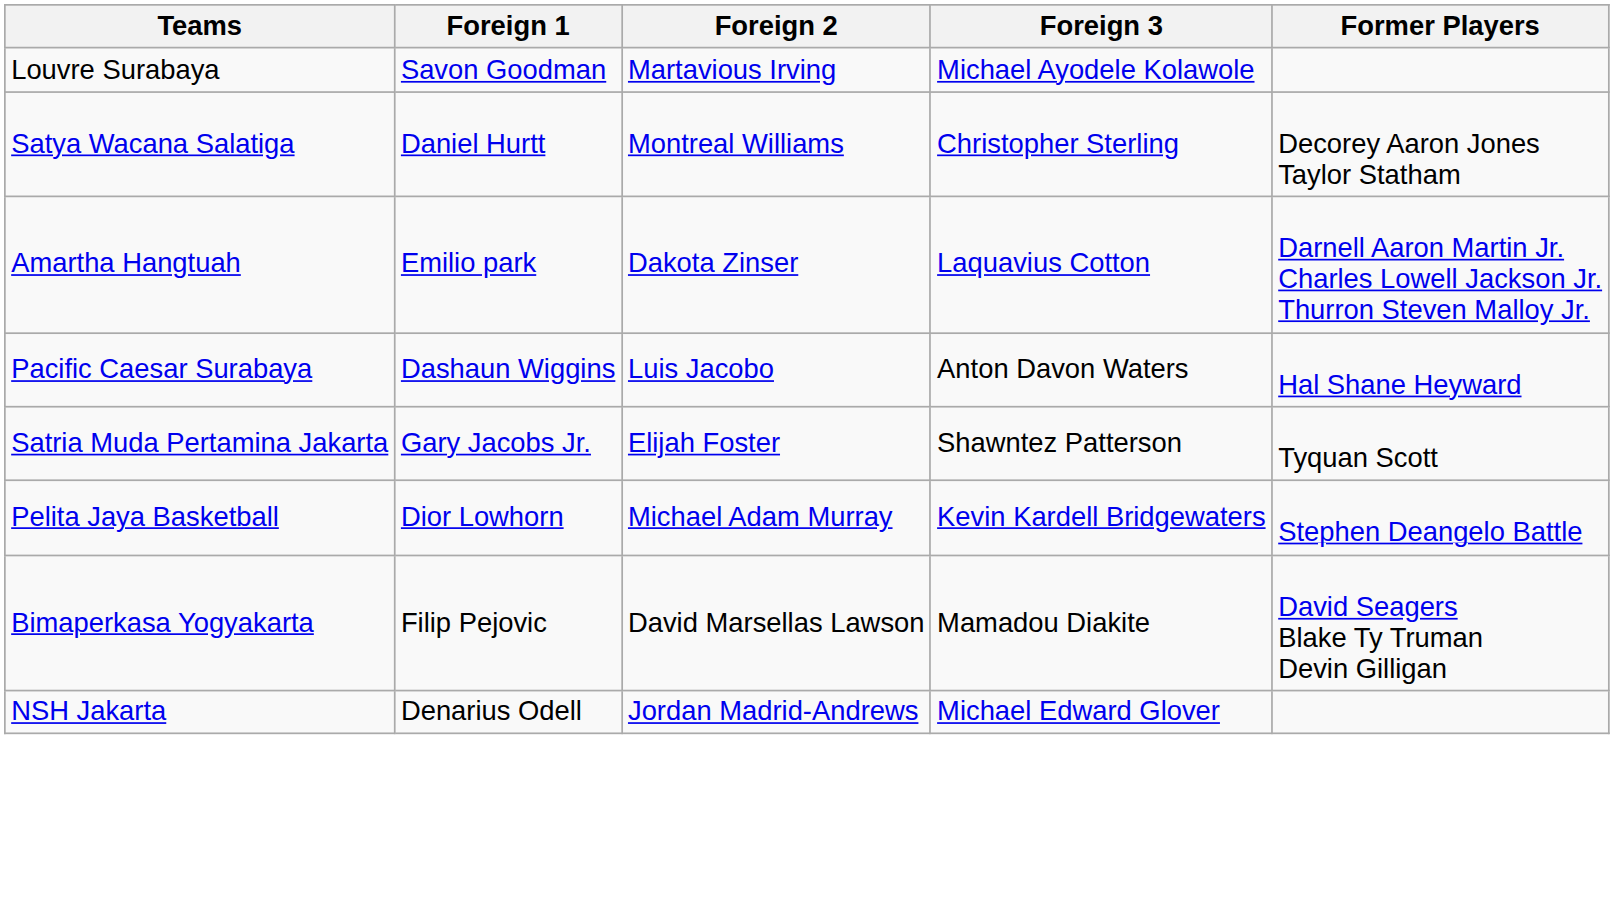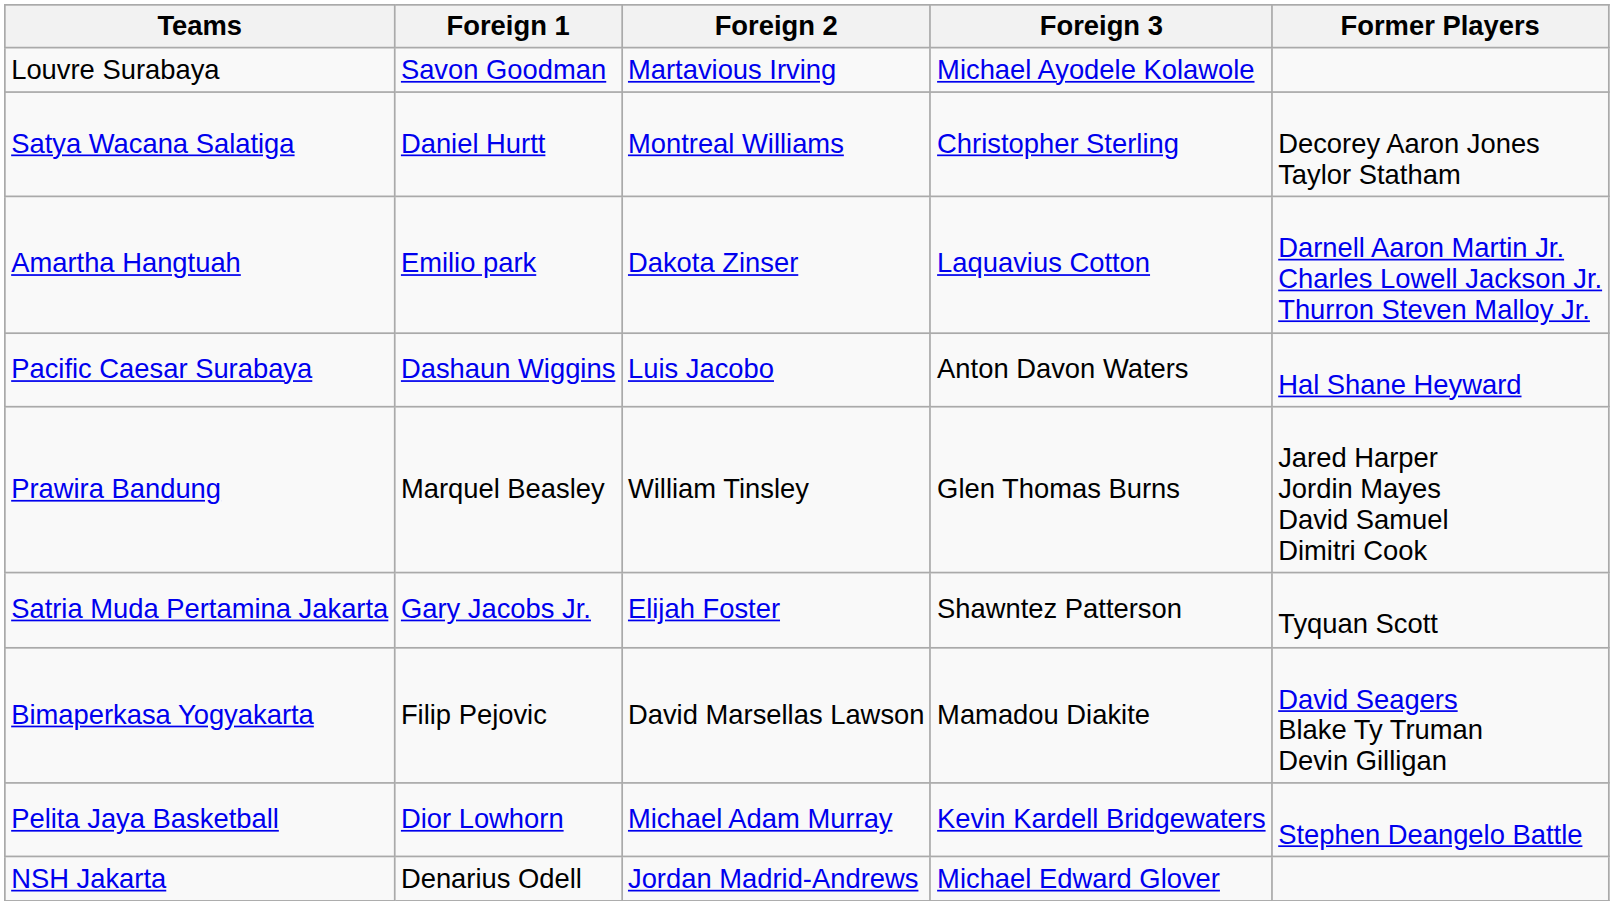+ row: (116, 489)
rows swapped: (162, 622) <-> (145, 517)
